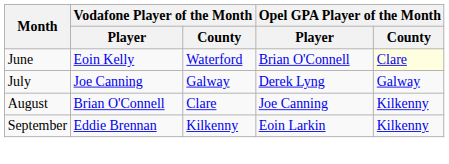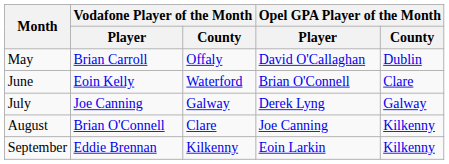+ row: (20, 59)
(392, 59) lightyellow background -> (398, 81) no background
